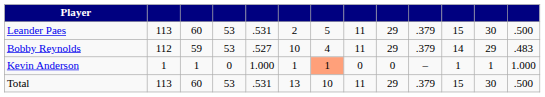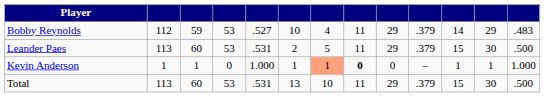rows swapped: (36, 30) <-> (44, 48)
(360, 65) normal -> (360, 65) bold
